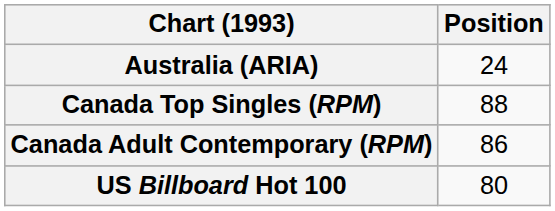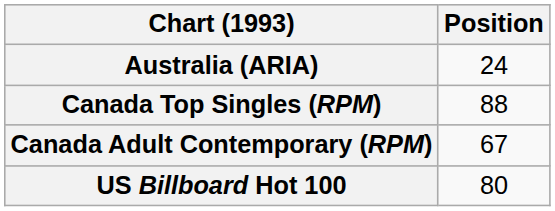(494, 144) 86 -> (494, 144) 67
